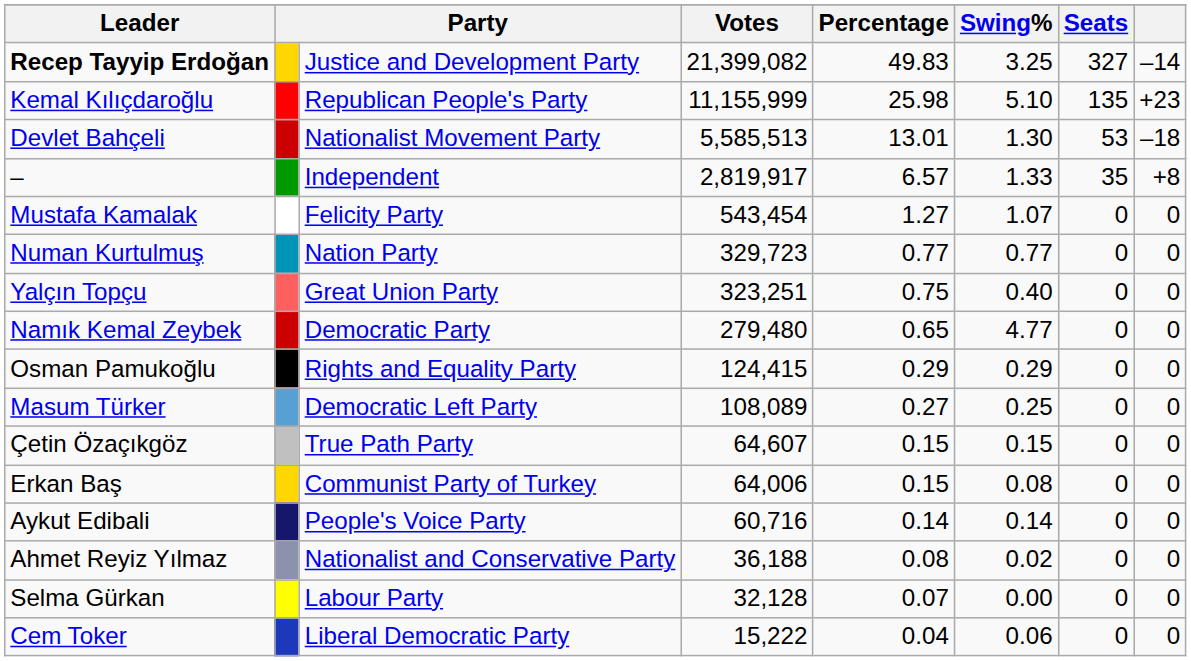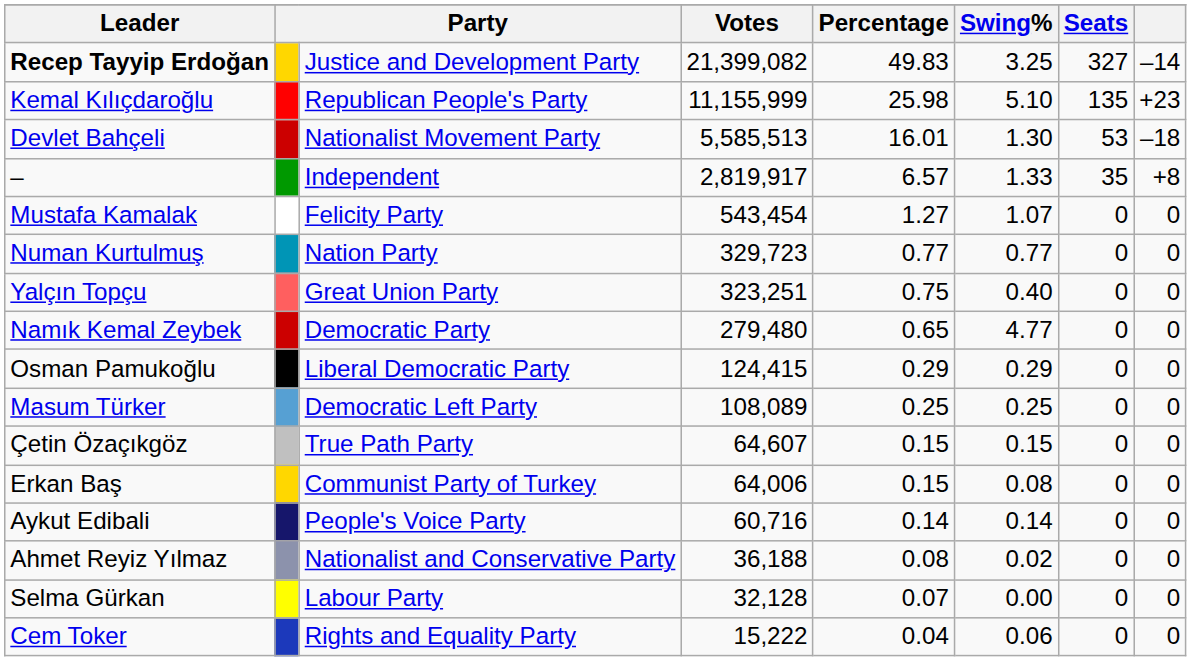(919, 138) 13.01 -> (919, 138) 16.01
(440, 368) Rights and Equality Party -> (437, 368) Liberal Democratic Party
(925, 406) 0.27 -> (925, 406) 0.25
(437, 636) Liberal Democratic Party -> (440, 636) Rights and Equality Party
